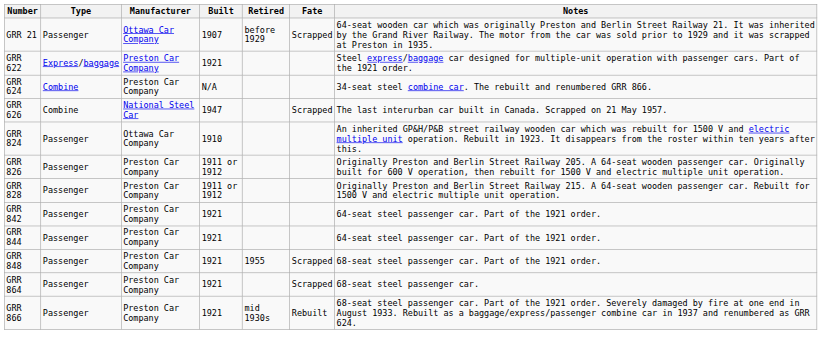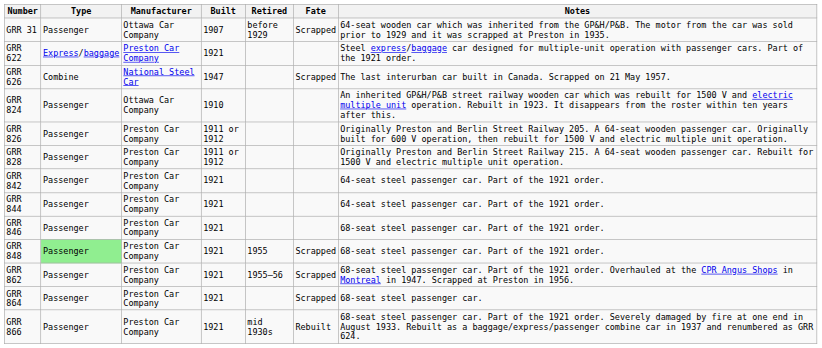- row: (22, 35)
+ row: (22, 30)
- row: (14, 87)
+ row: (14, 228)
(66, 261) no background -> (66, 251) lightgreen background
+ row: (14, 275)
